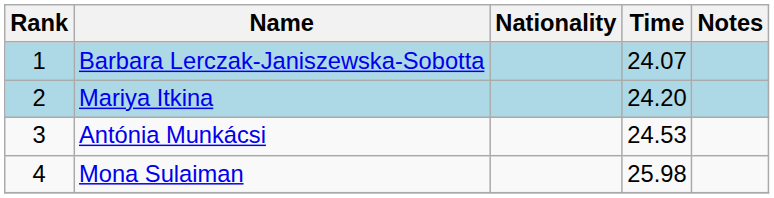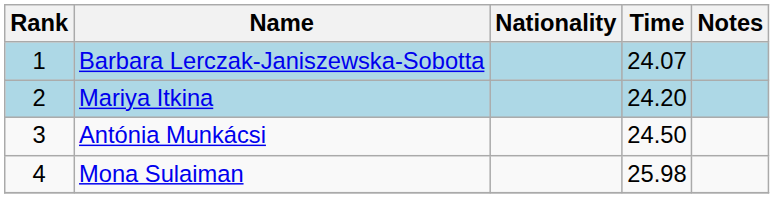(657, 135) 24.53 -> (657, 135) 24.50
